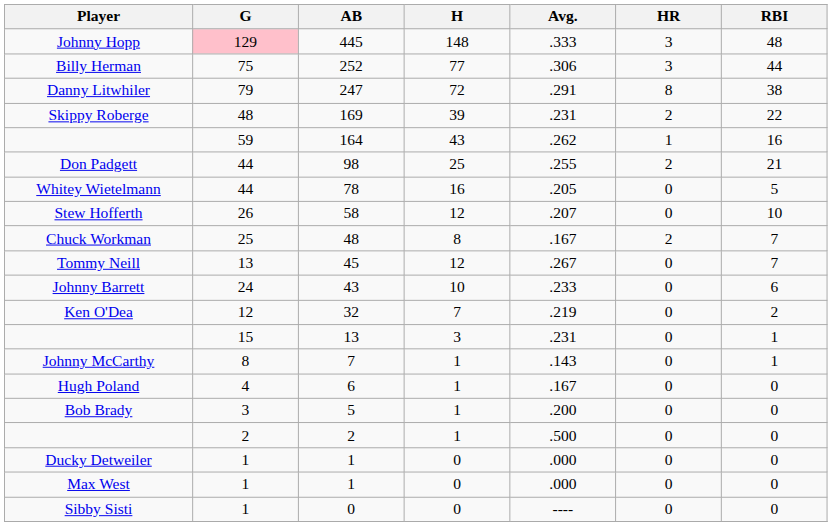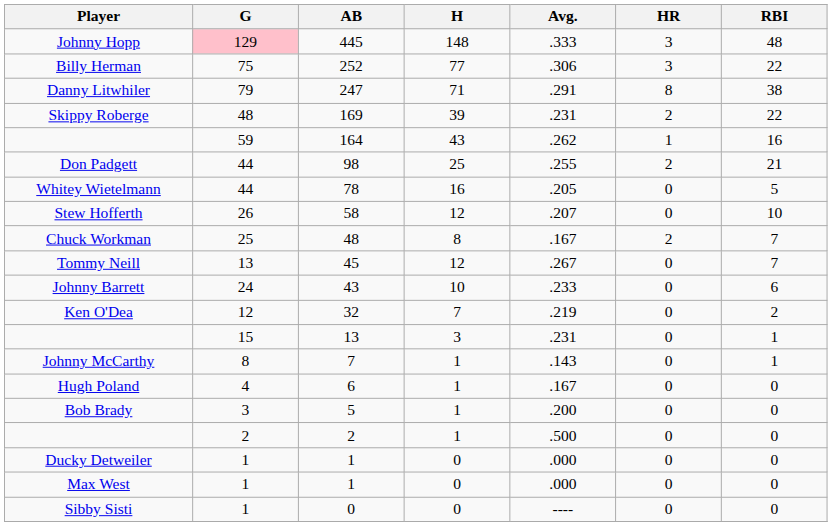(774, 66) 44 -> (774, 66) 22
(457, 90) 72 -> (457, 90) 71
